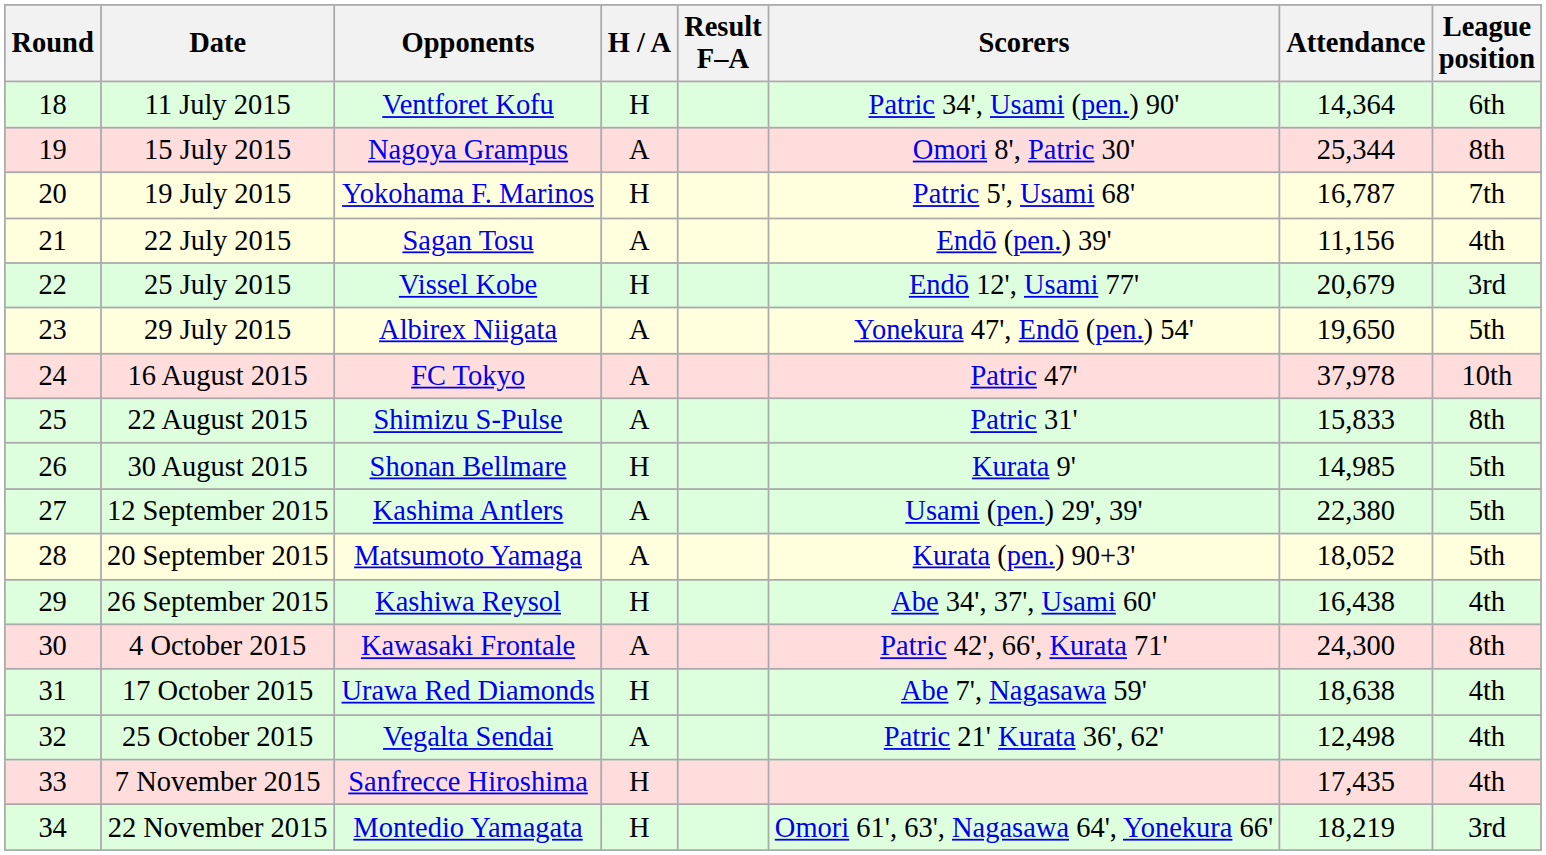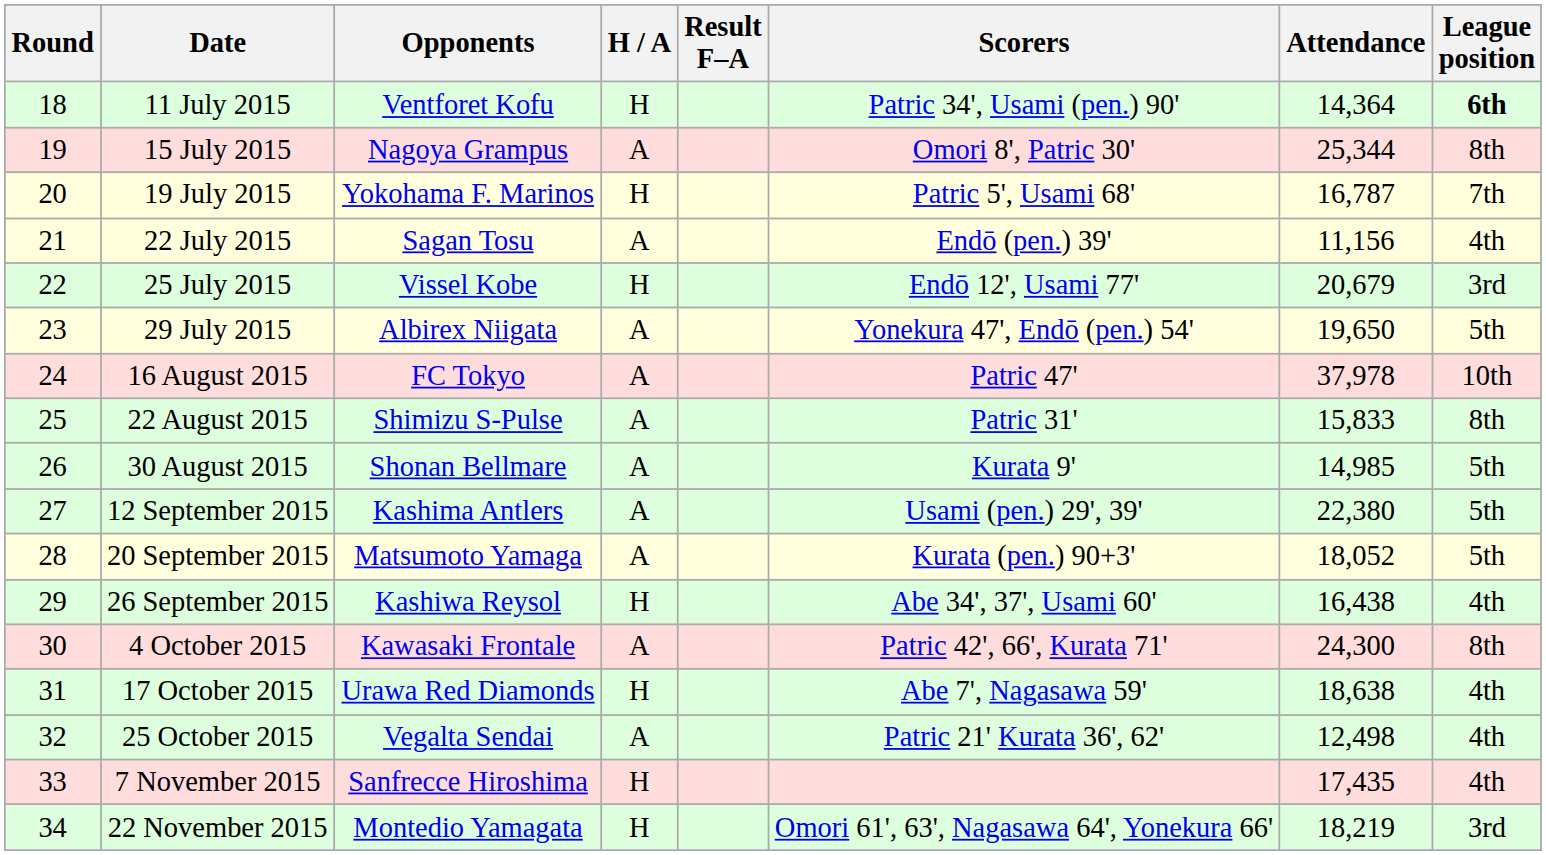(1487, 104) normal -> (1487, 104) bold
(639, 465) H -> (639, 465) A
